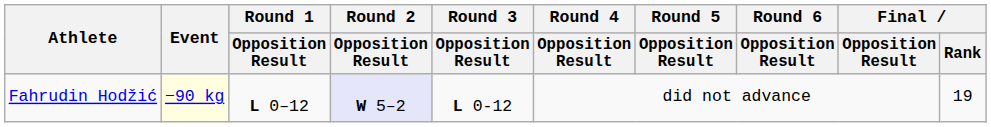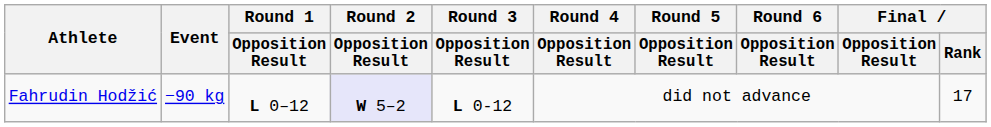(195, 97) lightyellow background -> (195, 97) no background
(963, 97) 19 -> (963, 97) 17
